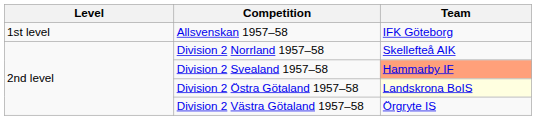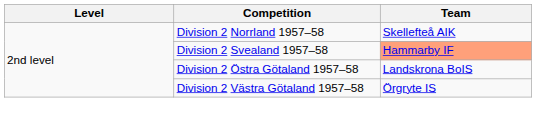- row: (232, 32)
(428, 87) lightyellow background -> (428, 69) no background
